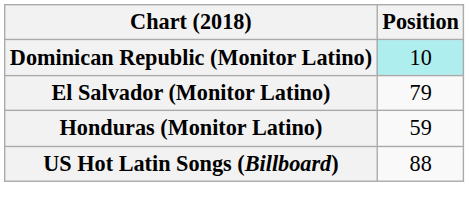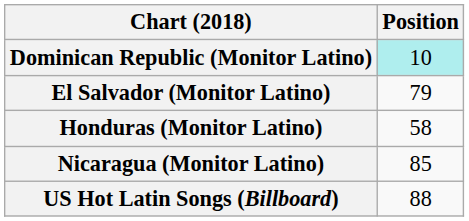(421, 127) 59 -> (421, 127) 58
+ row: (191, 163)
